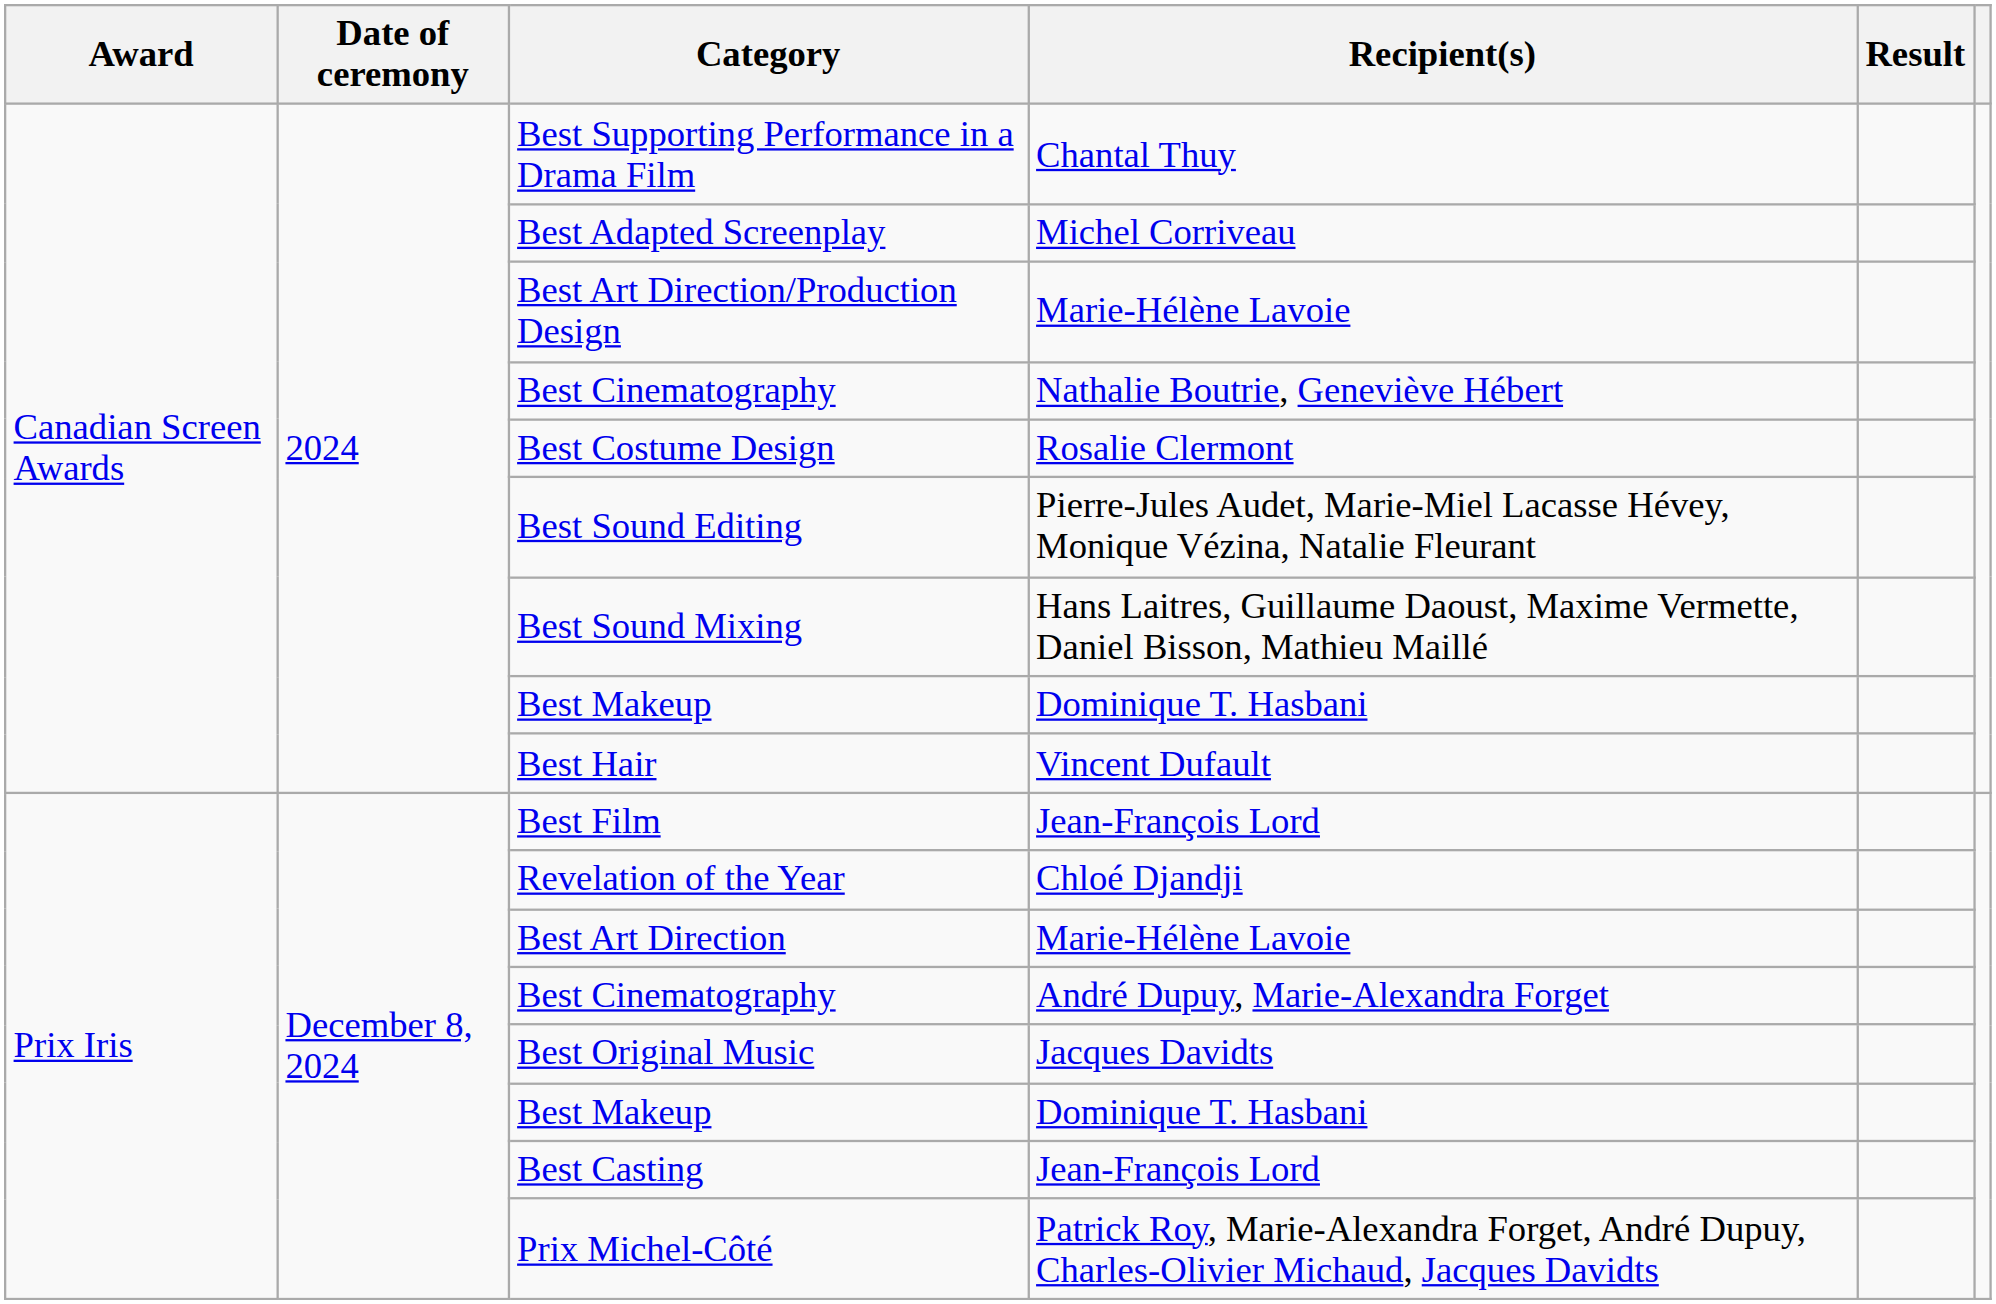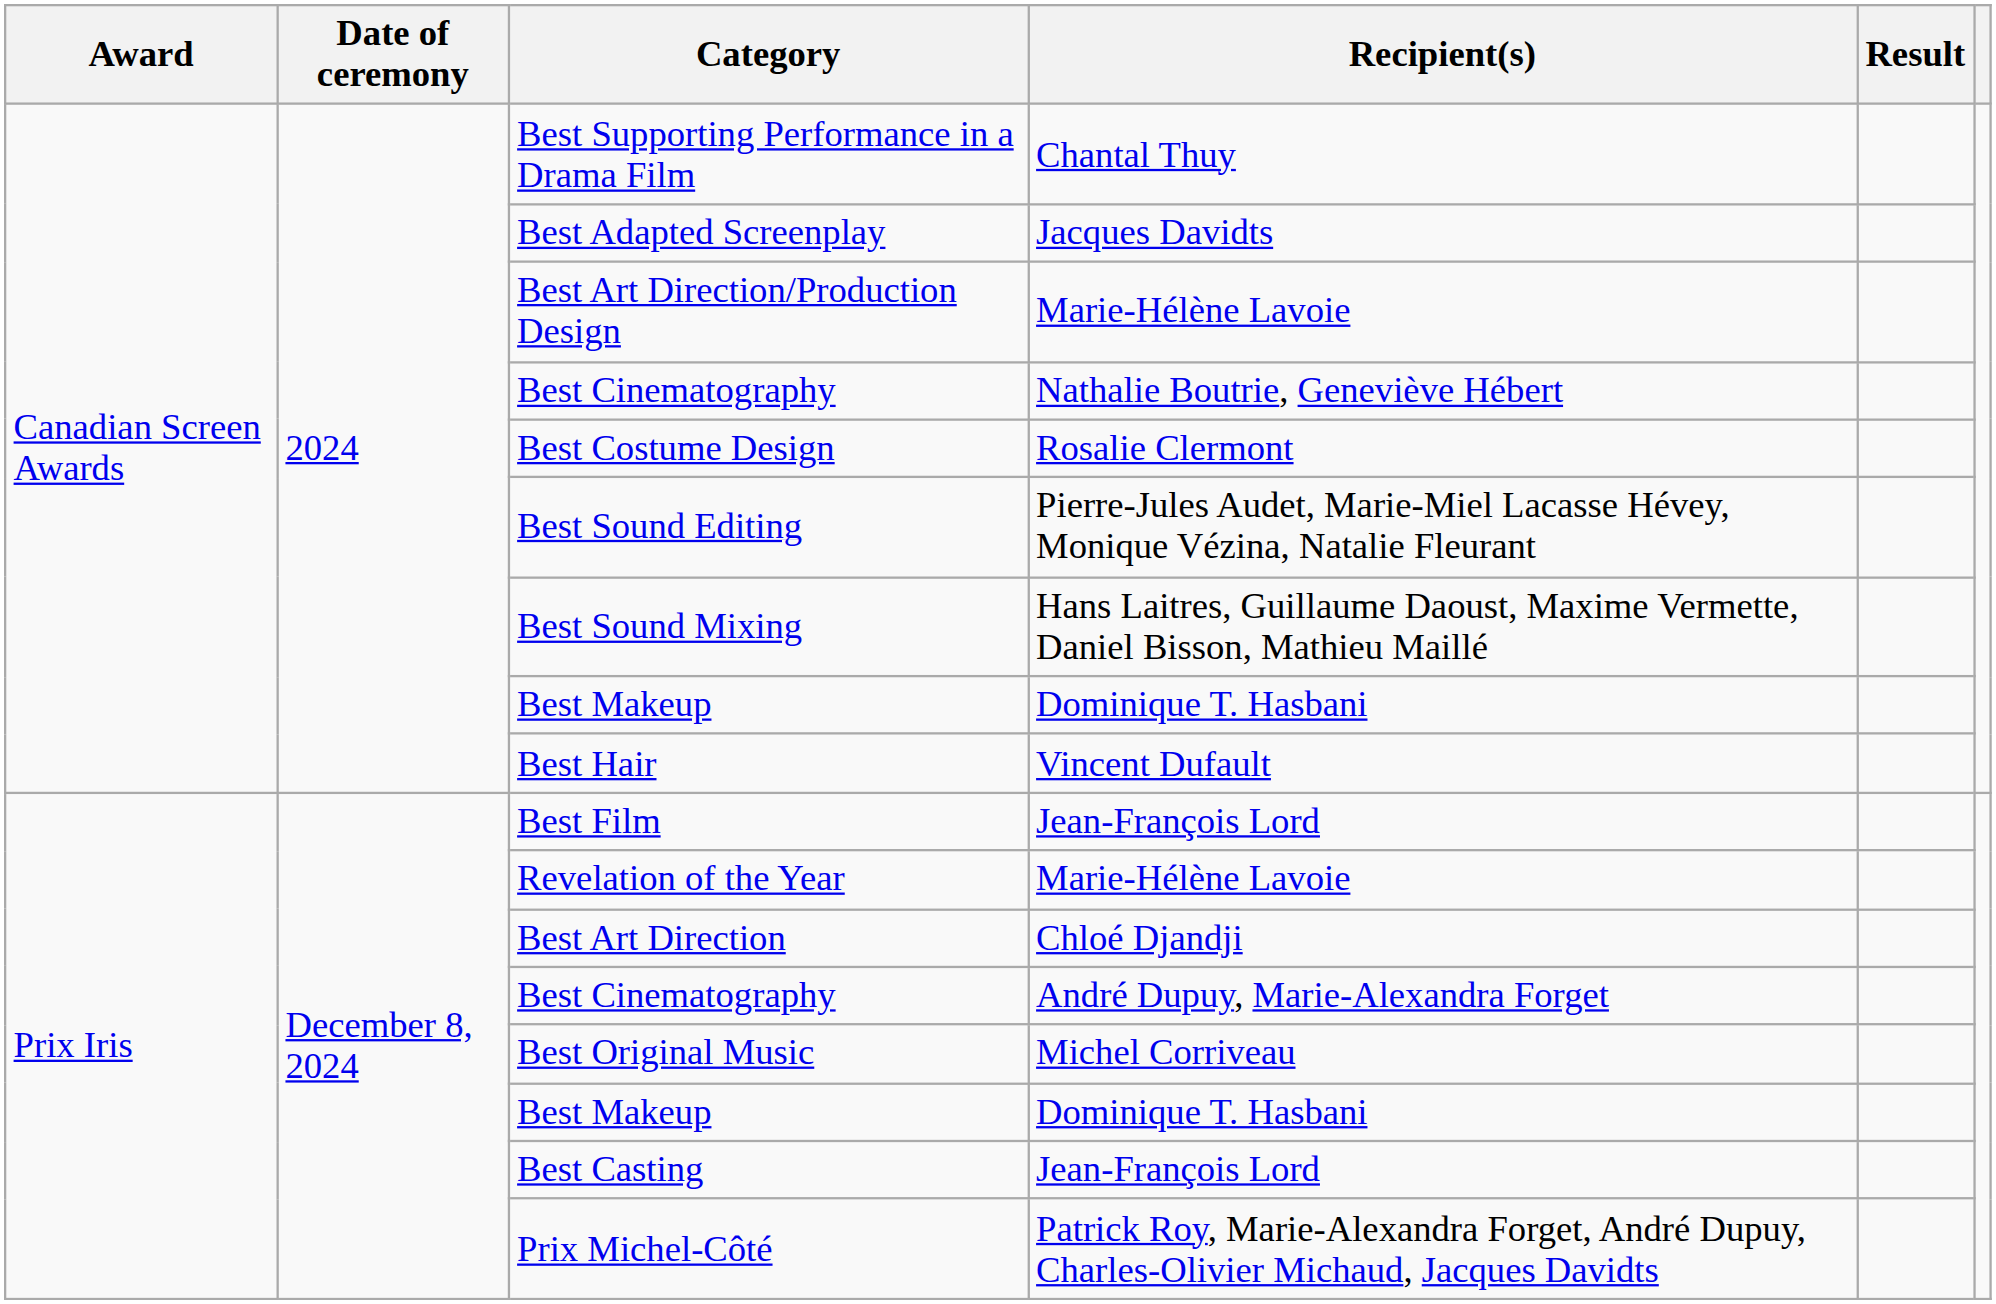(1166, 232) Michel Corriveau -> (1155, 232) Jacques Davidts
(1139, 878) Chloé Djandji -> (1193, 878) Marie-Hélène Lavoie
(1193, 936) Marie-Hélène Lavoie -> (1139, 936) Chloé Djandji
(1155, 1053) Jacques Davidts -> (1166, 1053) Michel Corriveau
